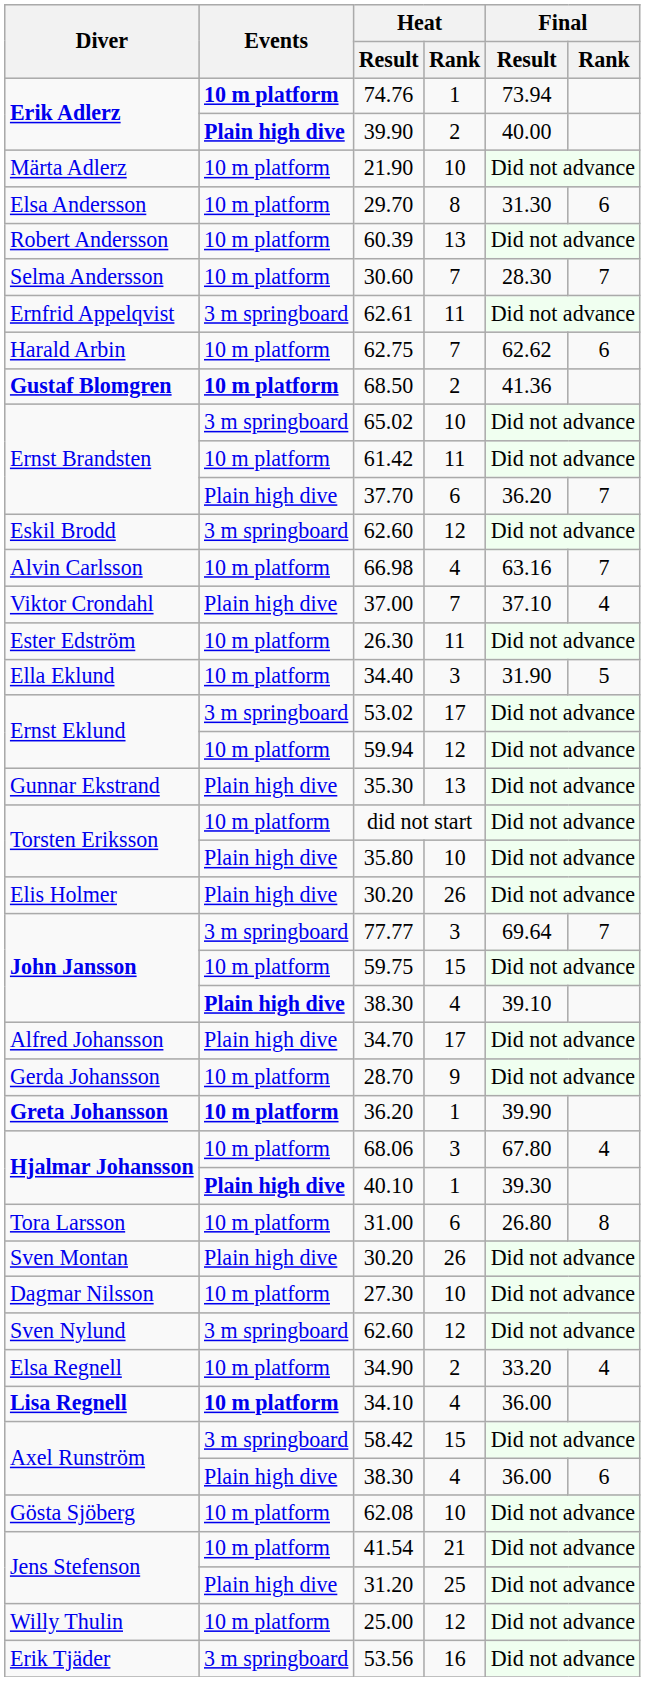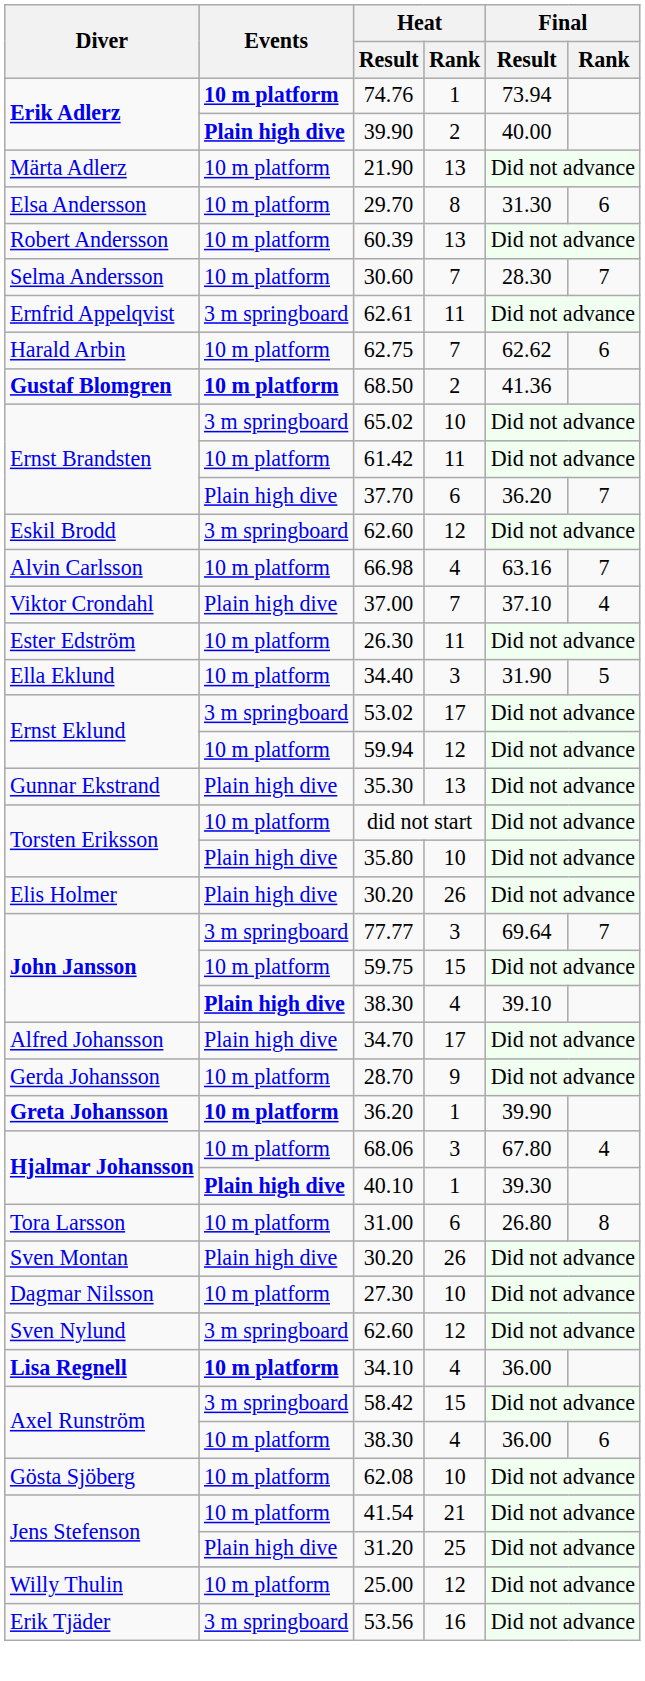(455, 168) 10 -> (455, 168) 13
- row: (66, 1367)
(271, 1476) Plain high dive -> (267, 1440) 10 m platform
